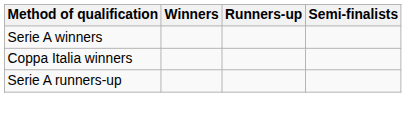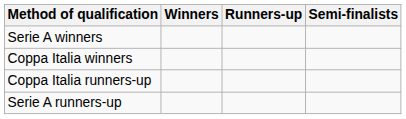+ row: (80, 80)
